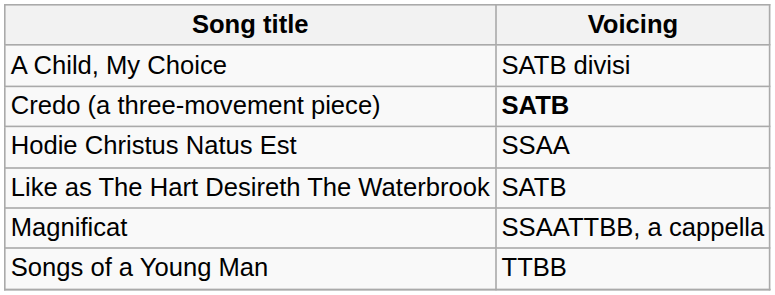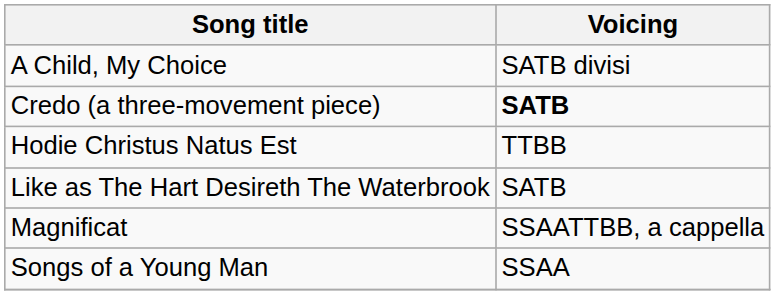(536, 146) SSAA -> (534, 146) TTBB
(534, 268) TTBB -> (536, 268) SSAA
